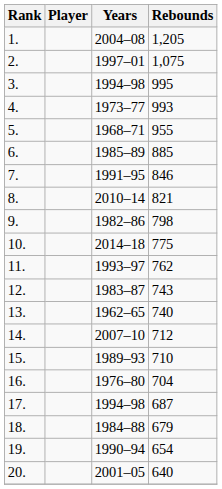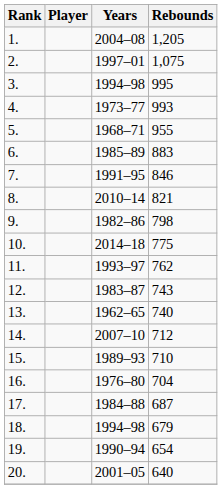(162, 152) 885 -> (162, 152) 883
(120, 404) 1994–98 -> (120, 404) 1984–88
(120, 426) 1984–88 -> (120, 426) 1994–98
